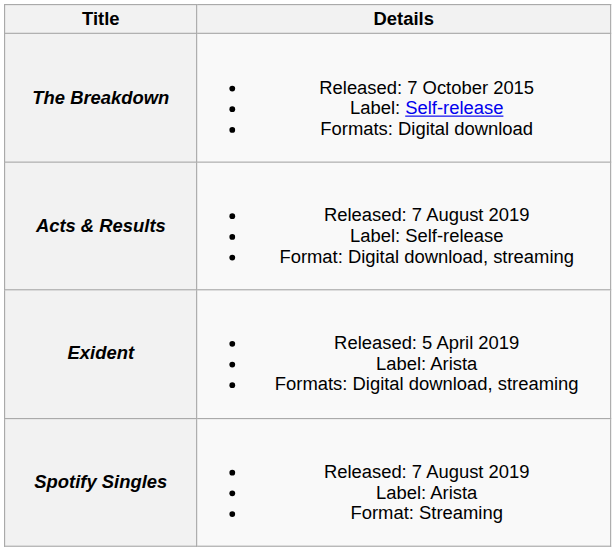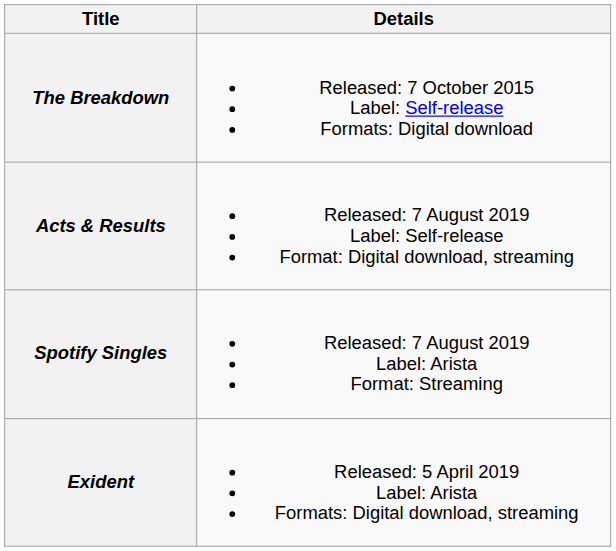rows swapped: (101, 353) <-> (101, 481)
